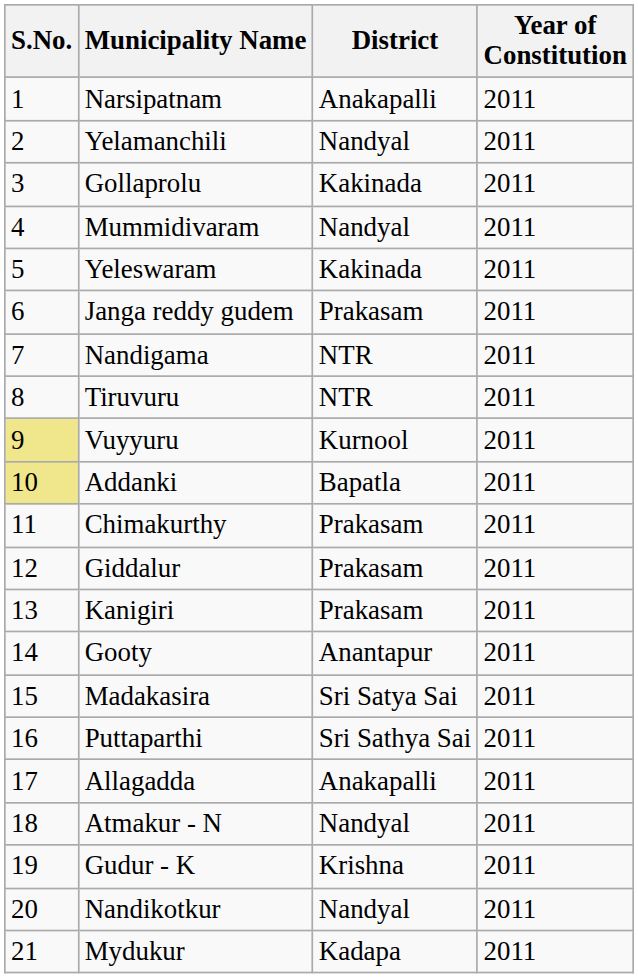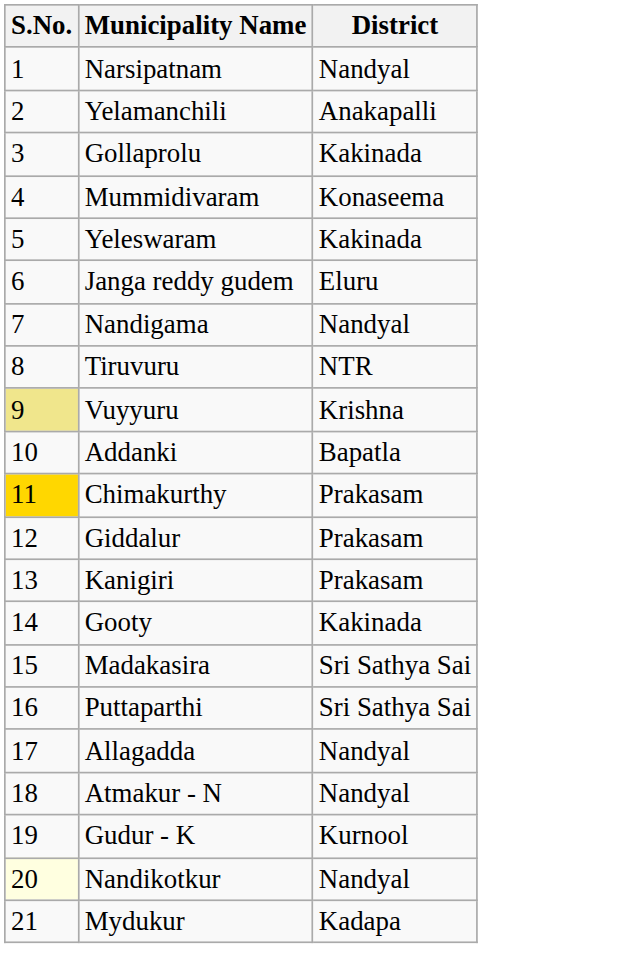- column: (555, 40)
(378, 98) Anakapalli -> (364, 68) Nandyal
(364, 141) Nandyal -> (378, 111) Anakapalli
(364, 226) Nandyal -> (382, 196) Konaseema
(371, 311) Prakasam -> (349, 281) Eluru
(346, 354) NTR -> (364, 324) Nandyal
(364, 439) Kurnool -> (361, 409) Krishna
(24, 482) khaki background -> (24, 452) no background
(24, 524) no background -> (24, 494) gold background
(376, 652) Anantapur -> (370, 622) Kakinada
(388, 695) Sri Satya Sai -> (395, 665) Sri Sathya Sai
(378, 780) Anakapalli -> (364, 750) Nandyal
(361, 866) Krishna -> (364, 835) Kurnool
(24, 908) no background -> (24, 878) lightyellow background
